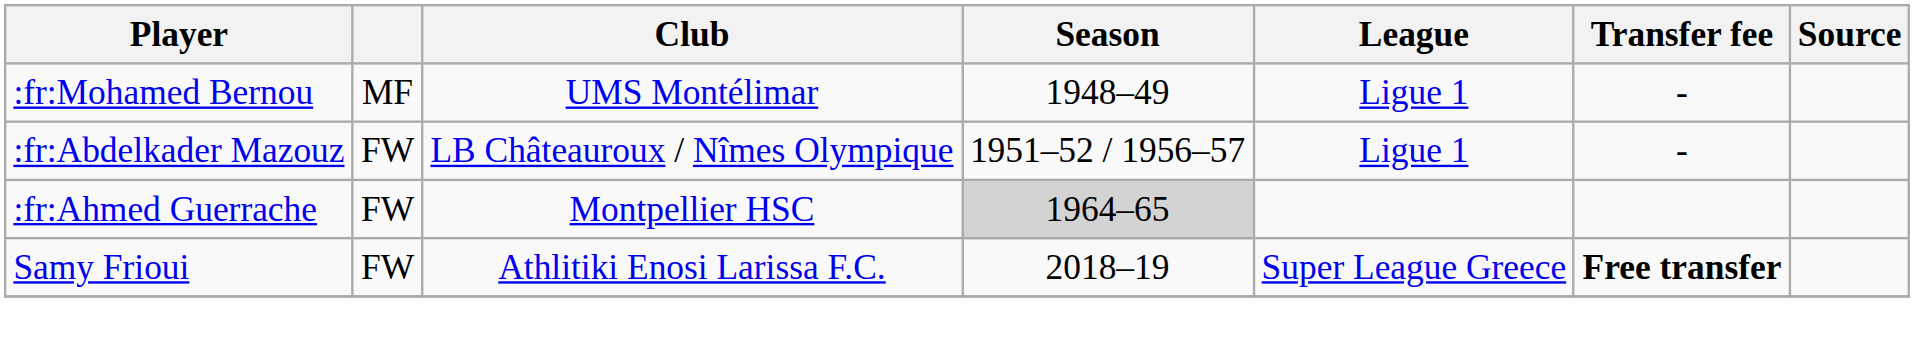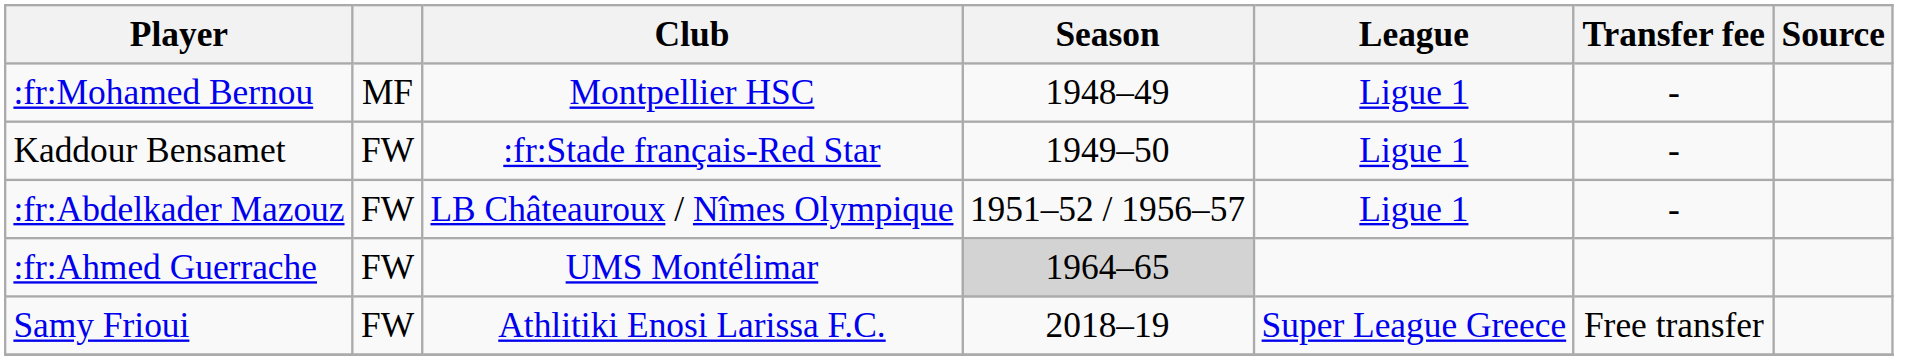(692, 92) UMS Montélimar -> (692, 92) Montpellier HSC
+ row: (149, 150)
(692, 209) Montpellier HSC -> (692, 267) UMS Montélimar
(1682, 267) bold -> (1674, 325) normal
